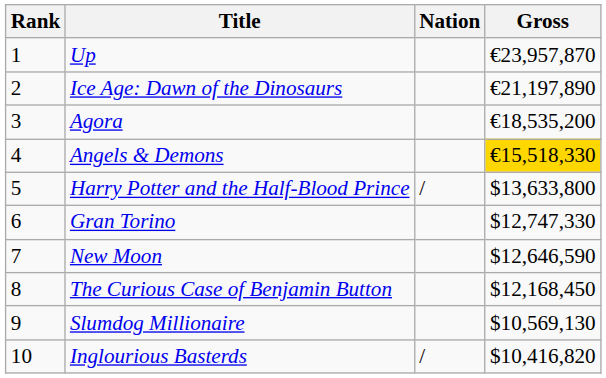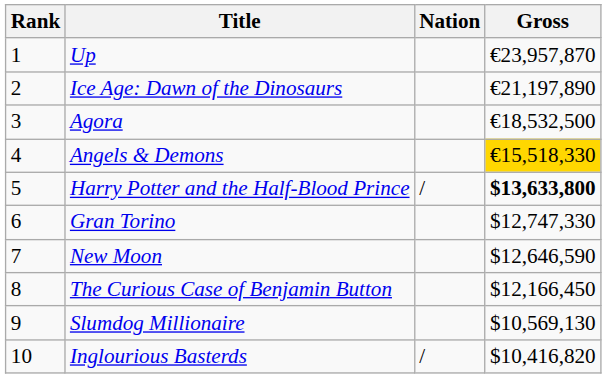(543, 121) €18,535,200 -> (543, 121) €18,532,500
(543, 188) normal -> (543, 188) bold
(543, 289) $12,168,450 -> (543, 289) $12,166,450
